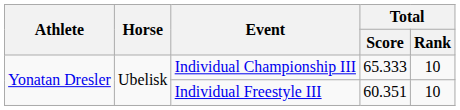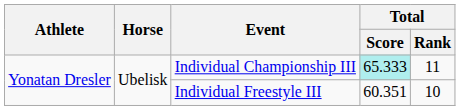(385, 67) no background -> (385, 67) paleturquoise background
(433, 67) 10 -> (433, 67) 11
